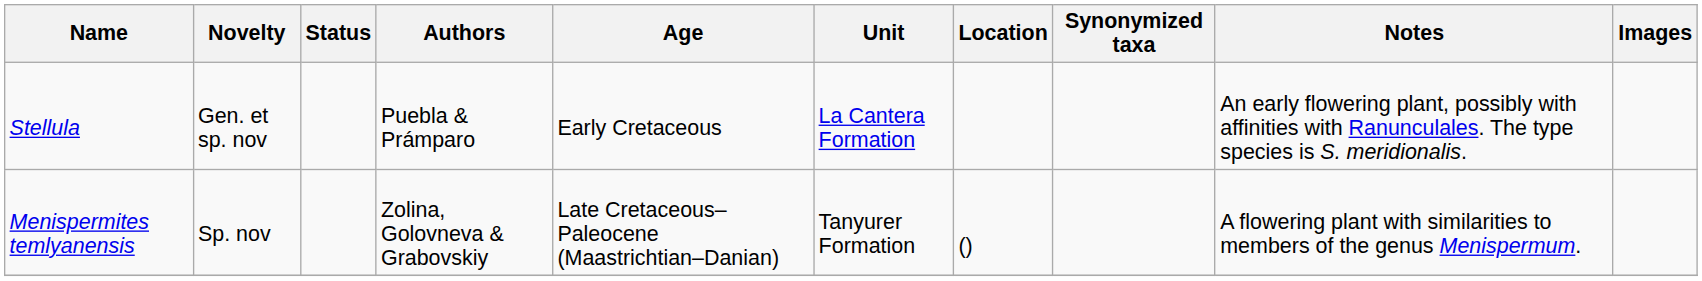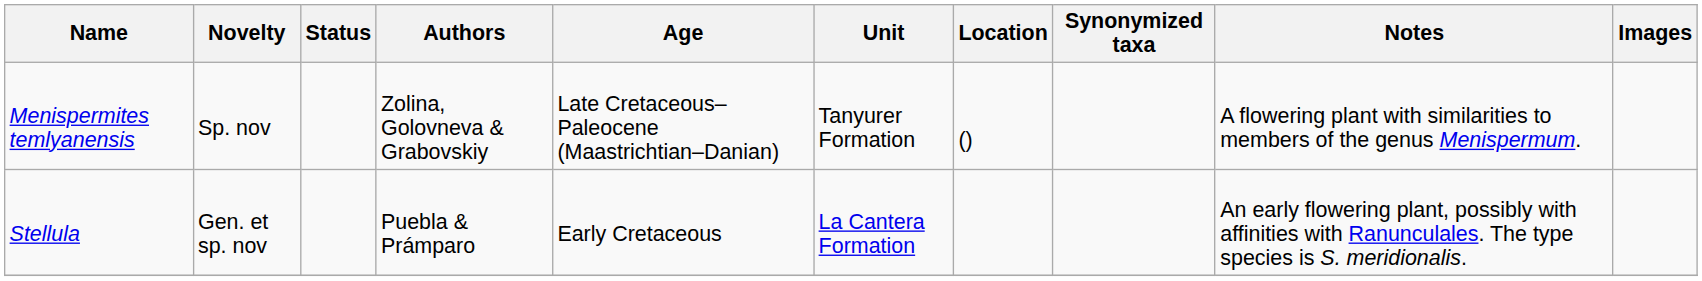rows swapped: (79, 234) <-> (45, 127)
